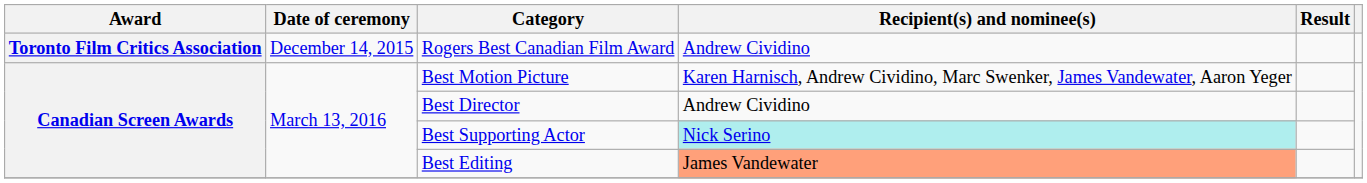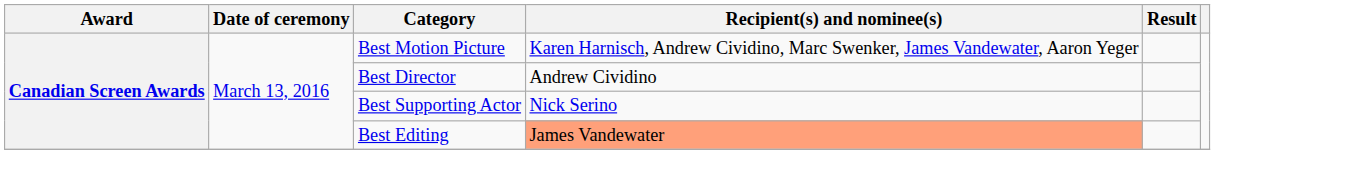- row: (548, 47)
(727, 134) paleturquoise background -> (573, 105) no background
